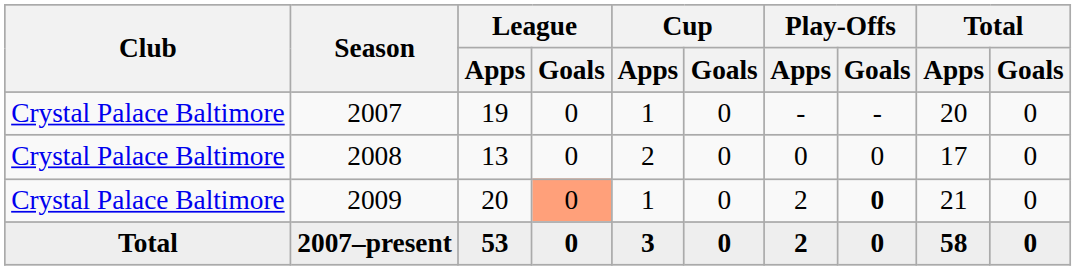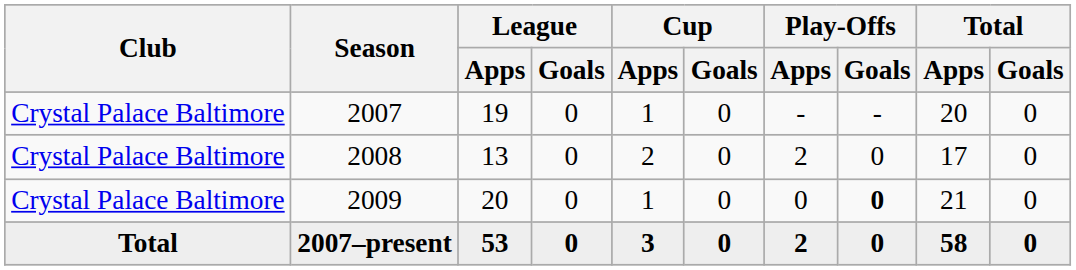(801, 156) 0 -> (801, 156) 2
(571, 199) lightsalmon background -> (571, 199) no background
(801, 199) 2 -> (801, 199) 0
